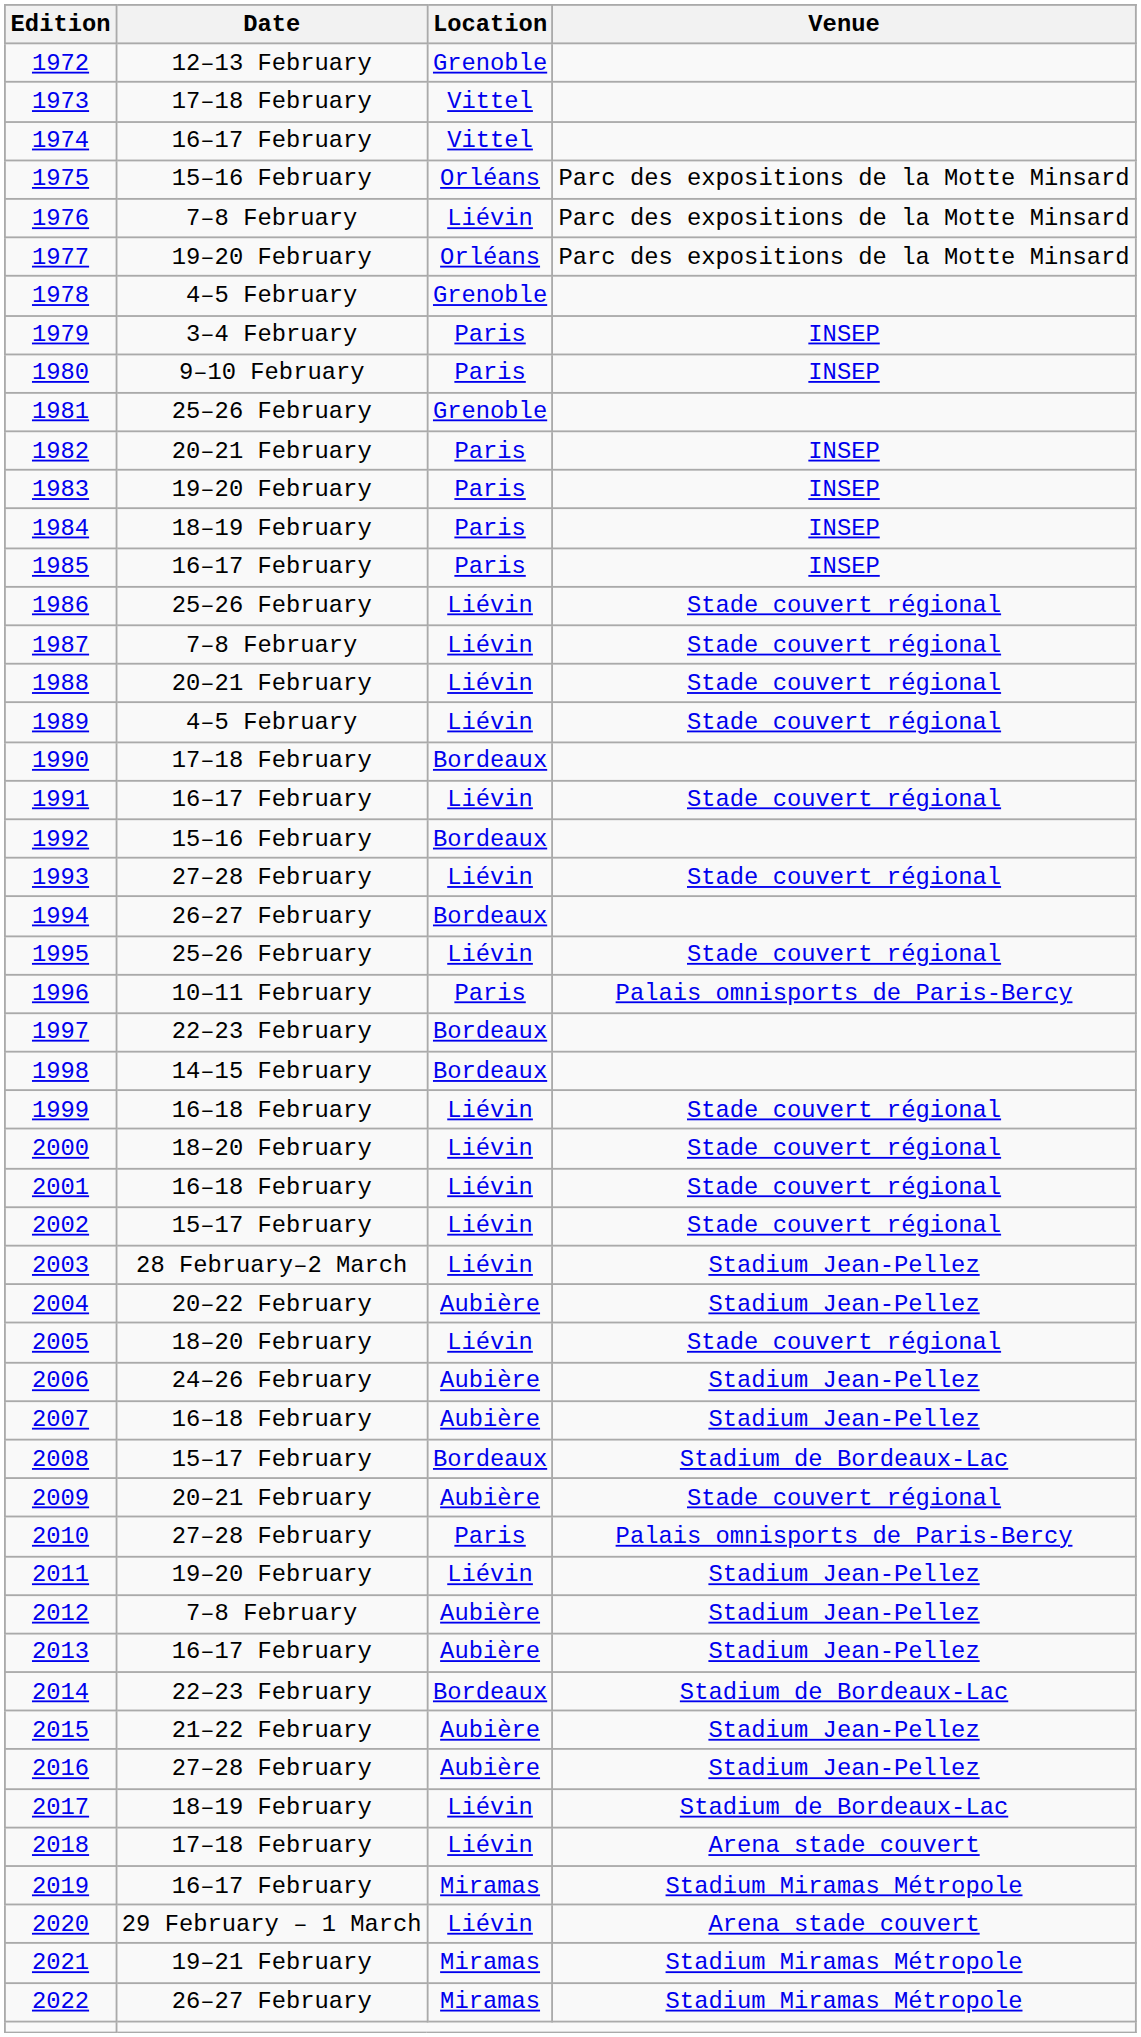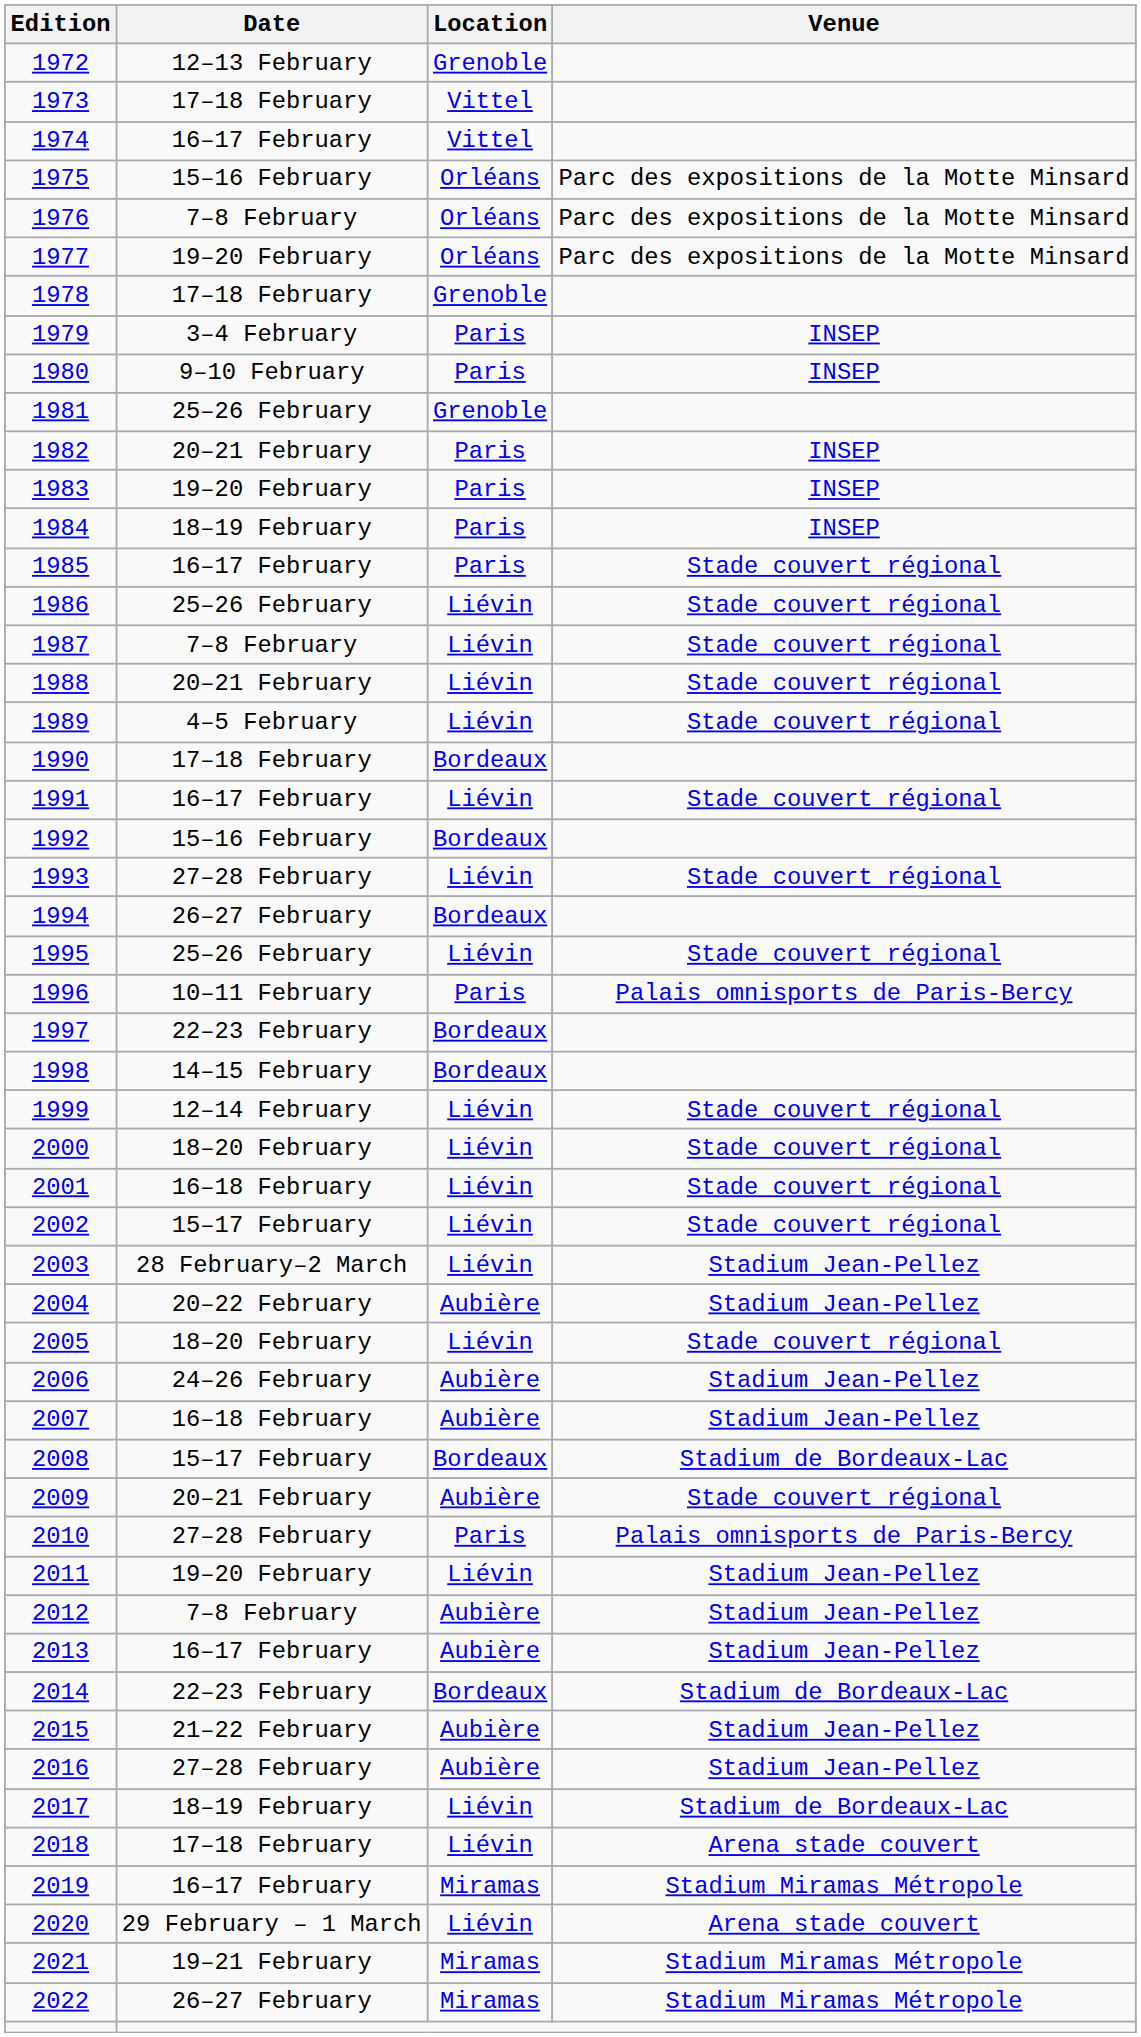(490, 218) Liévin -> (490, 218) Orléans
(272, 296) 4–5 February -> (272, 296) 17–18 February
(844, 567) INSEP -> (844, 567) Stade couvert régional
(272, 1110) 16–18 February -> (272, 1110) 12–14 February
